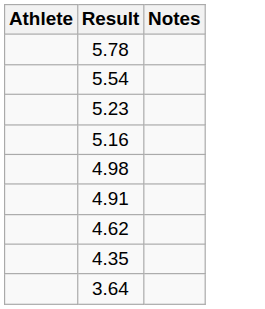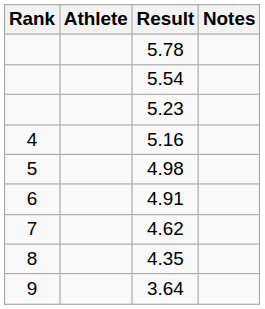+ column: (32, 19)
